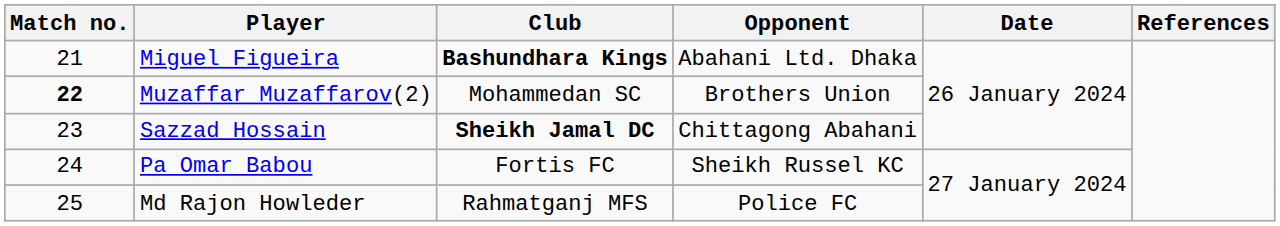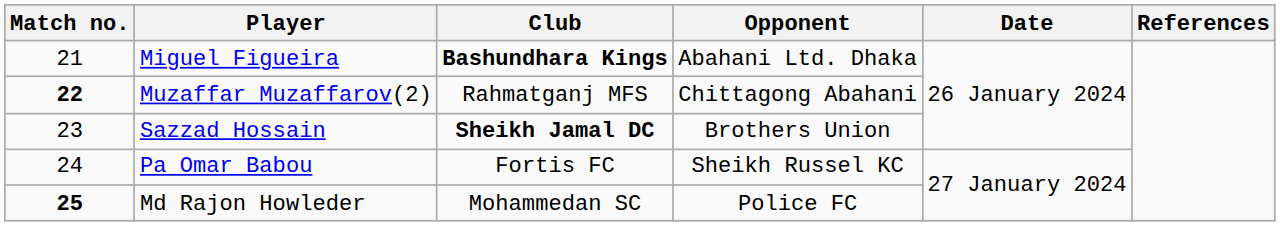(555, 95) Mohammedan SC -> (555, 95) Rahmatganj MFS
(798, 95) Brothers Union -> (798, 95) Chittagong Abahani
(798, 131) Chittagong Abahani -> (798, 131) Brothers Union
(70, 203) normal -> (70, 203) bold
(555, 203) Rahmatganj MFS -> (555, 203) Mohammedan SC
